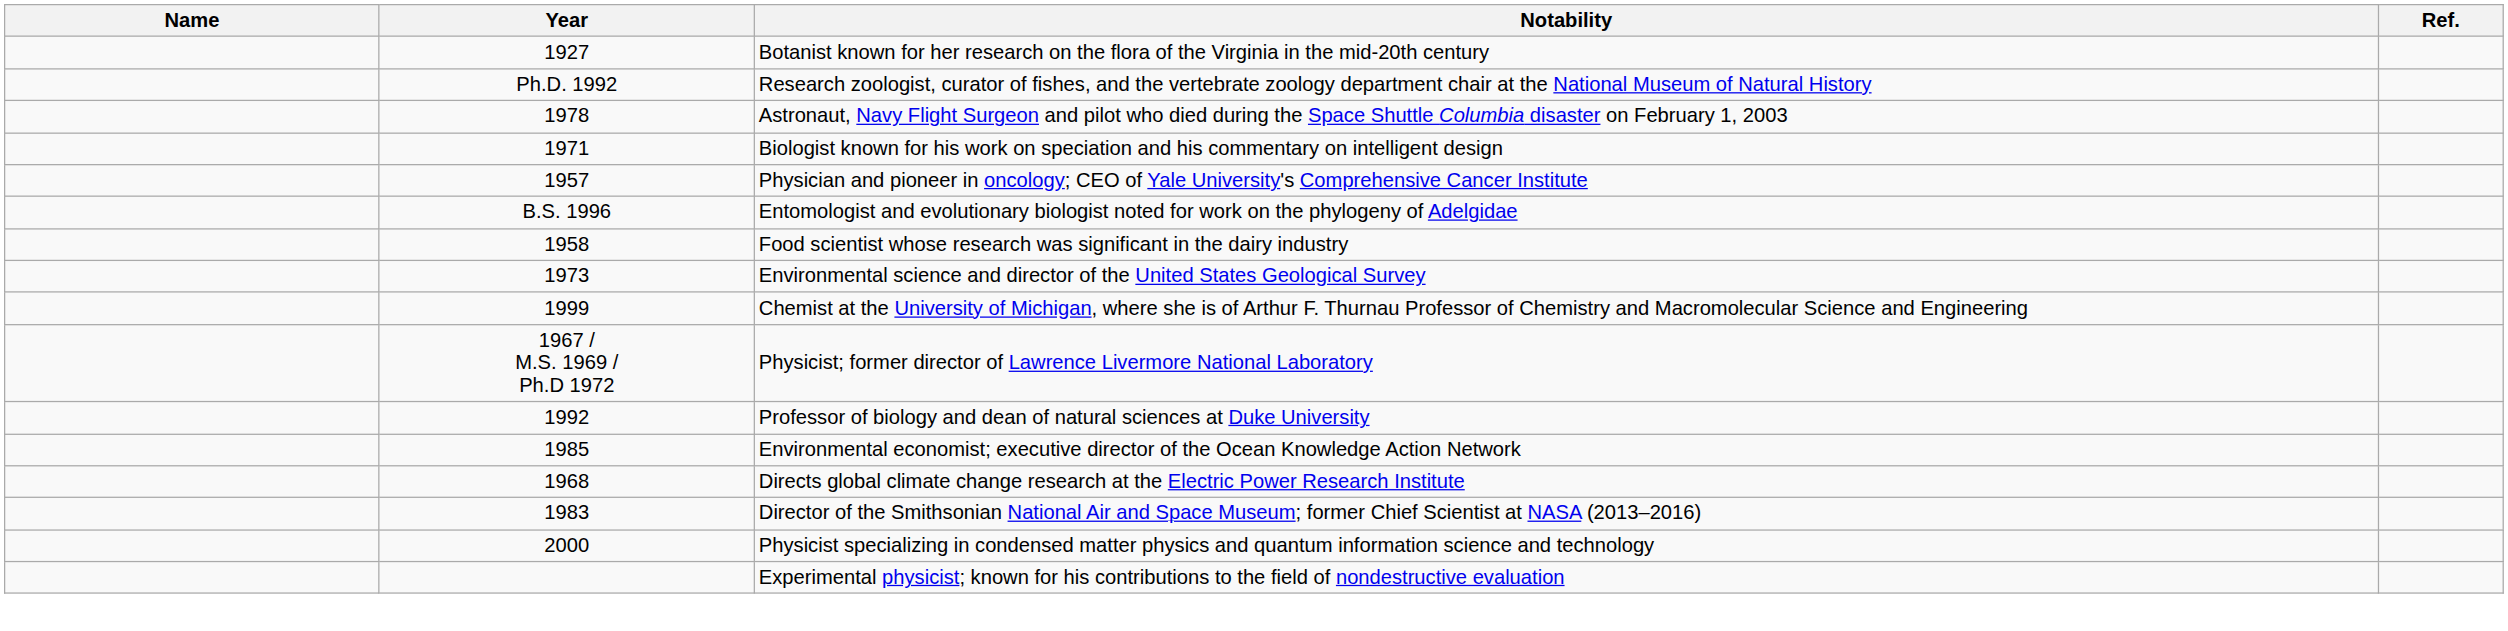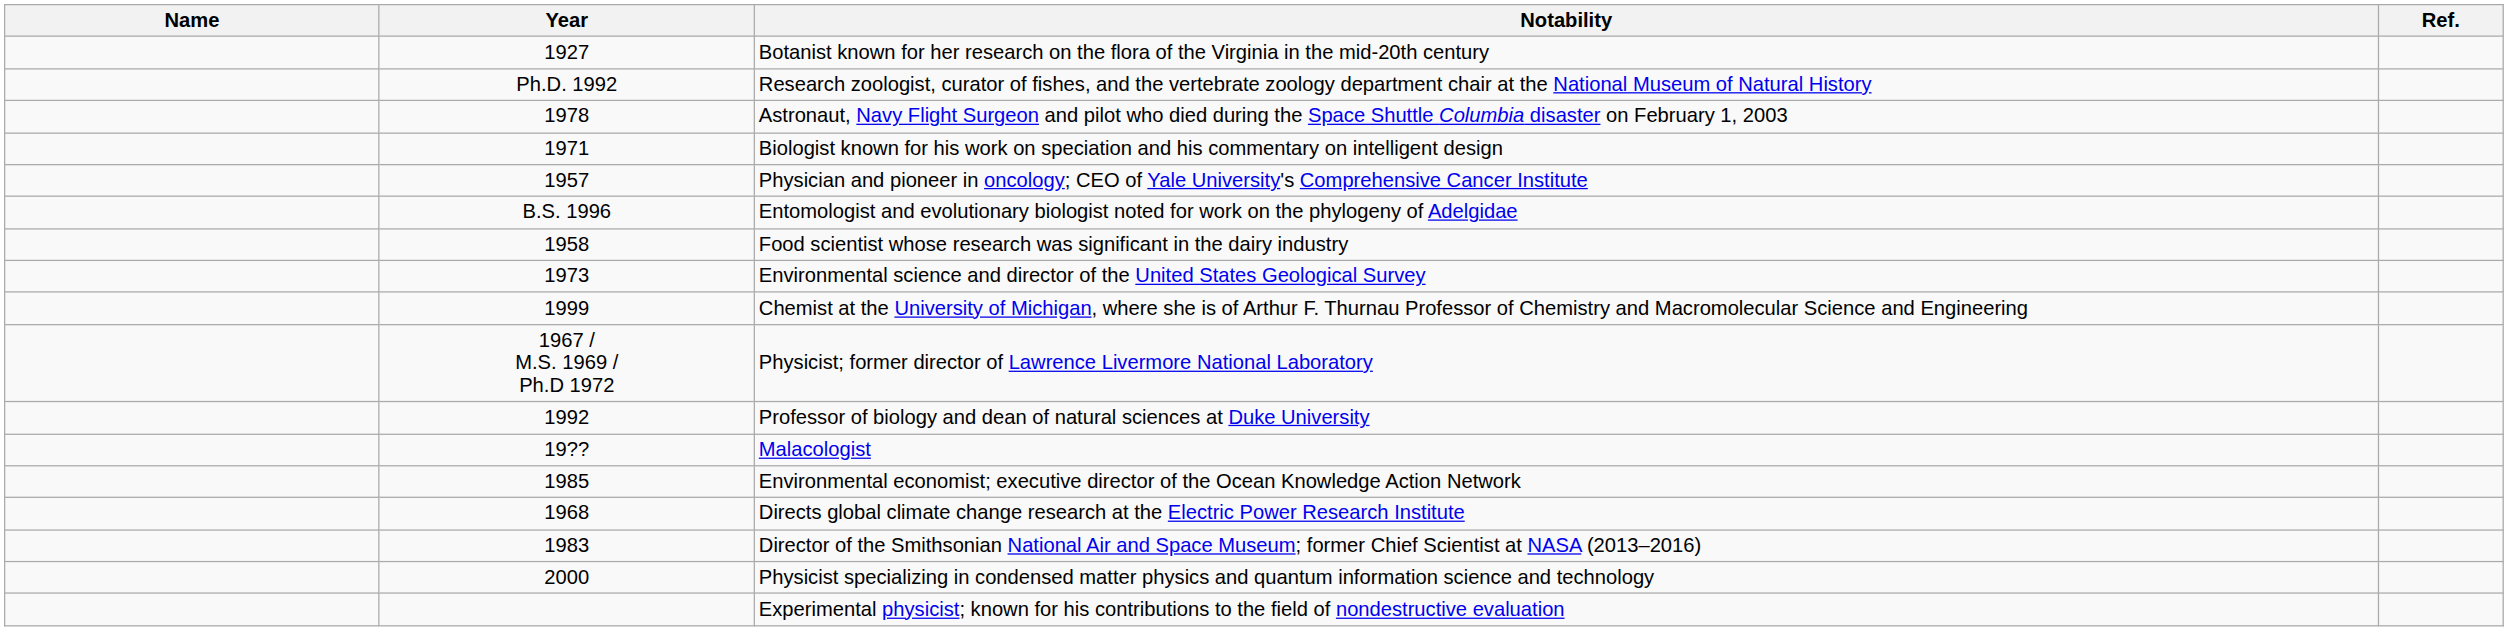+ row: (815, 449)
